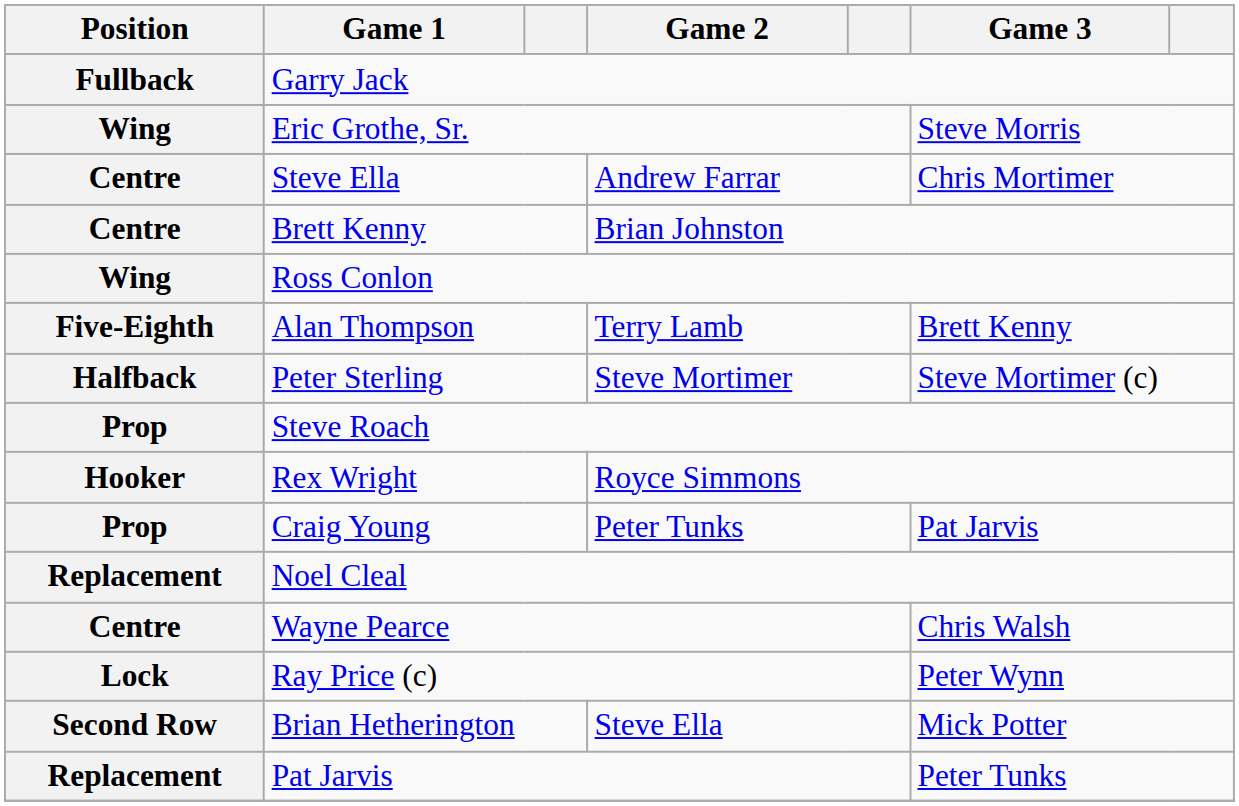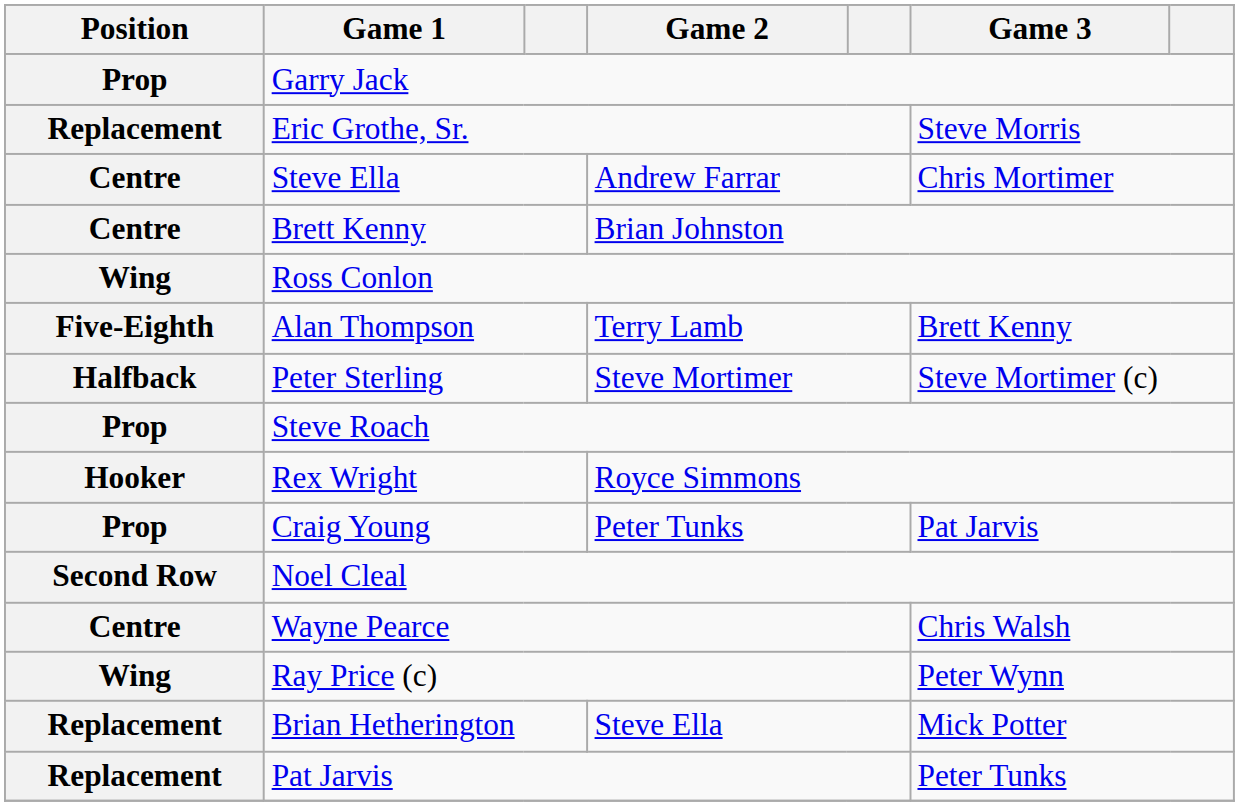(135, 79) Fullback -> (135, 79) Prop
(135, 128) Wing -> (135, 128) Replacement
(135, 576) Replacement -> (135, 576) Second Row
(135, 675) Lock -> (135, 675) Wing
(135, 725) Second Row -> (135, 725) Replacement
